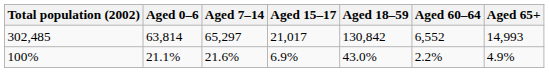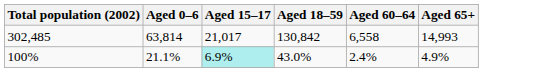- column: (235, 15)
(430, 36) 6,552 -> (364, 36) 6,558
(284, 57) no background -> (219, 57) paleturquoise background
(428, 57) 2.2% -> (363, 57) 2.4%
